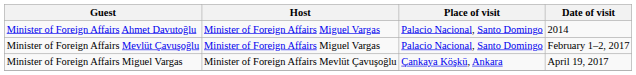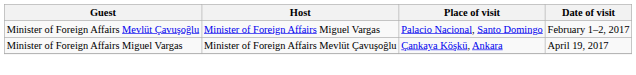- row: (102, 29)
